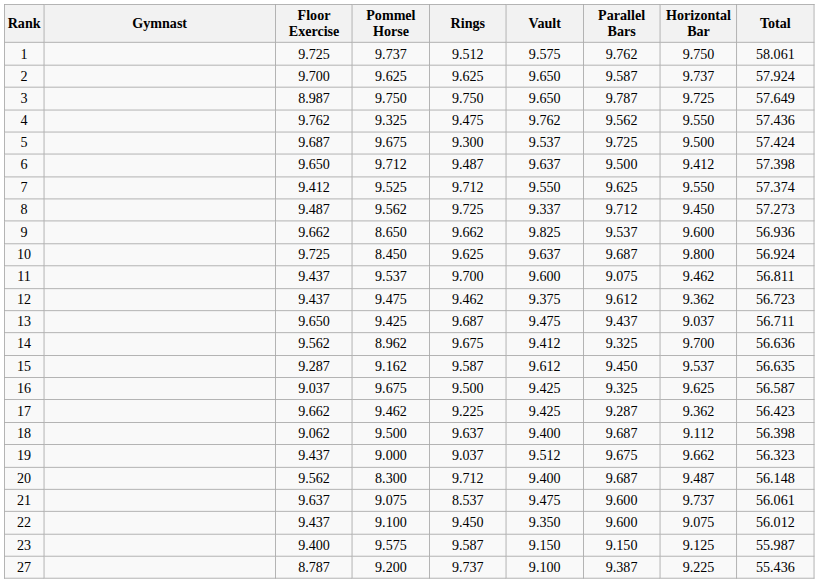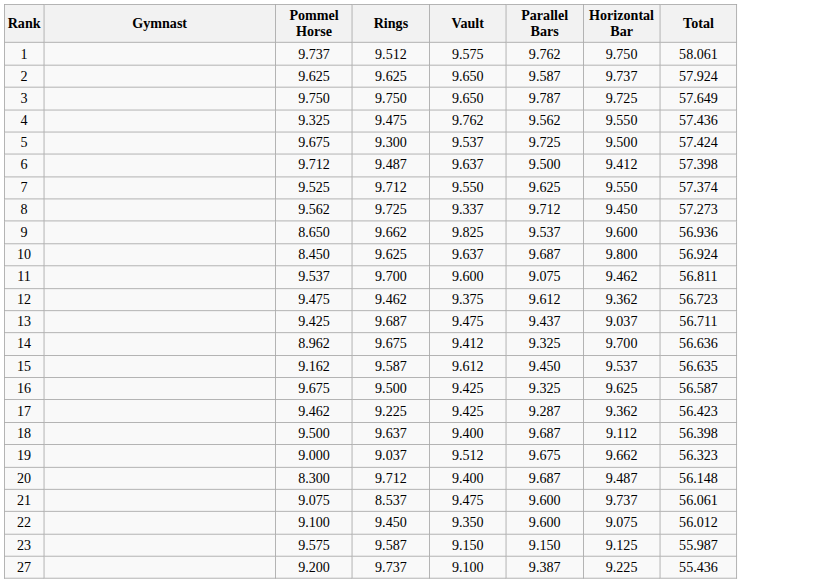- column: (314, 23)
